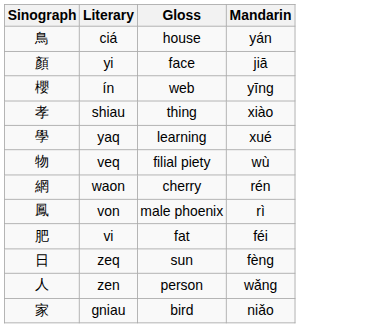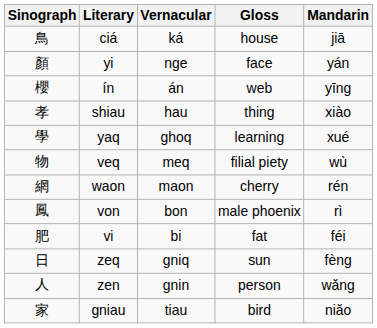+ column: (176, 15)
(261, 38) yán -> (338, 38) jiā
(261, 63) jiā -> (338, 63) yán
